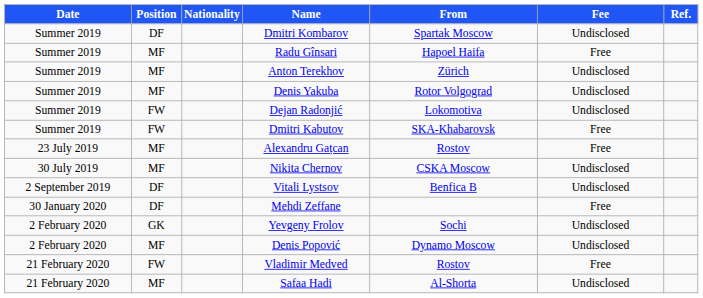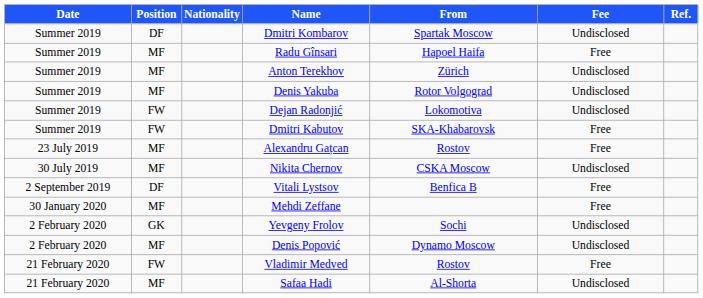(600, 187) Undisclosed -> (600, 187) Free
(156, 206) DF -> (156, 206) MF
